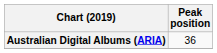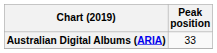(190, 40) 36 -> (190, 40) 33
